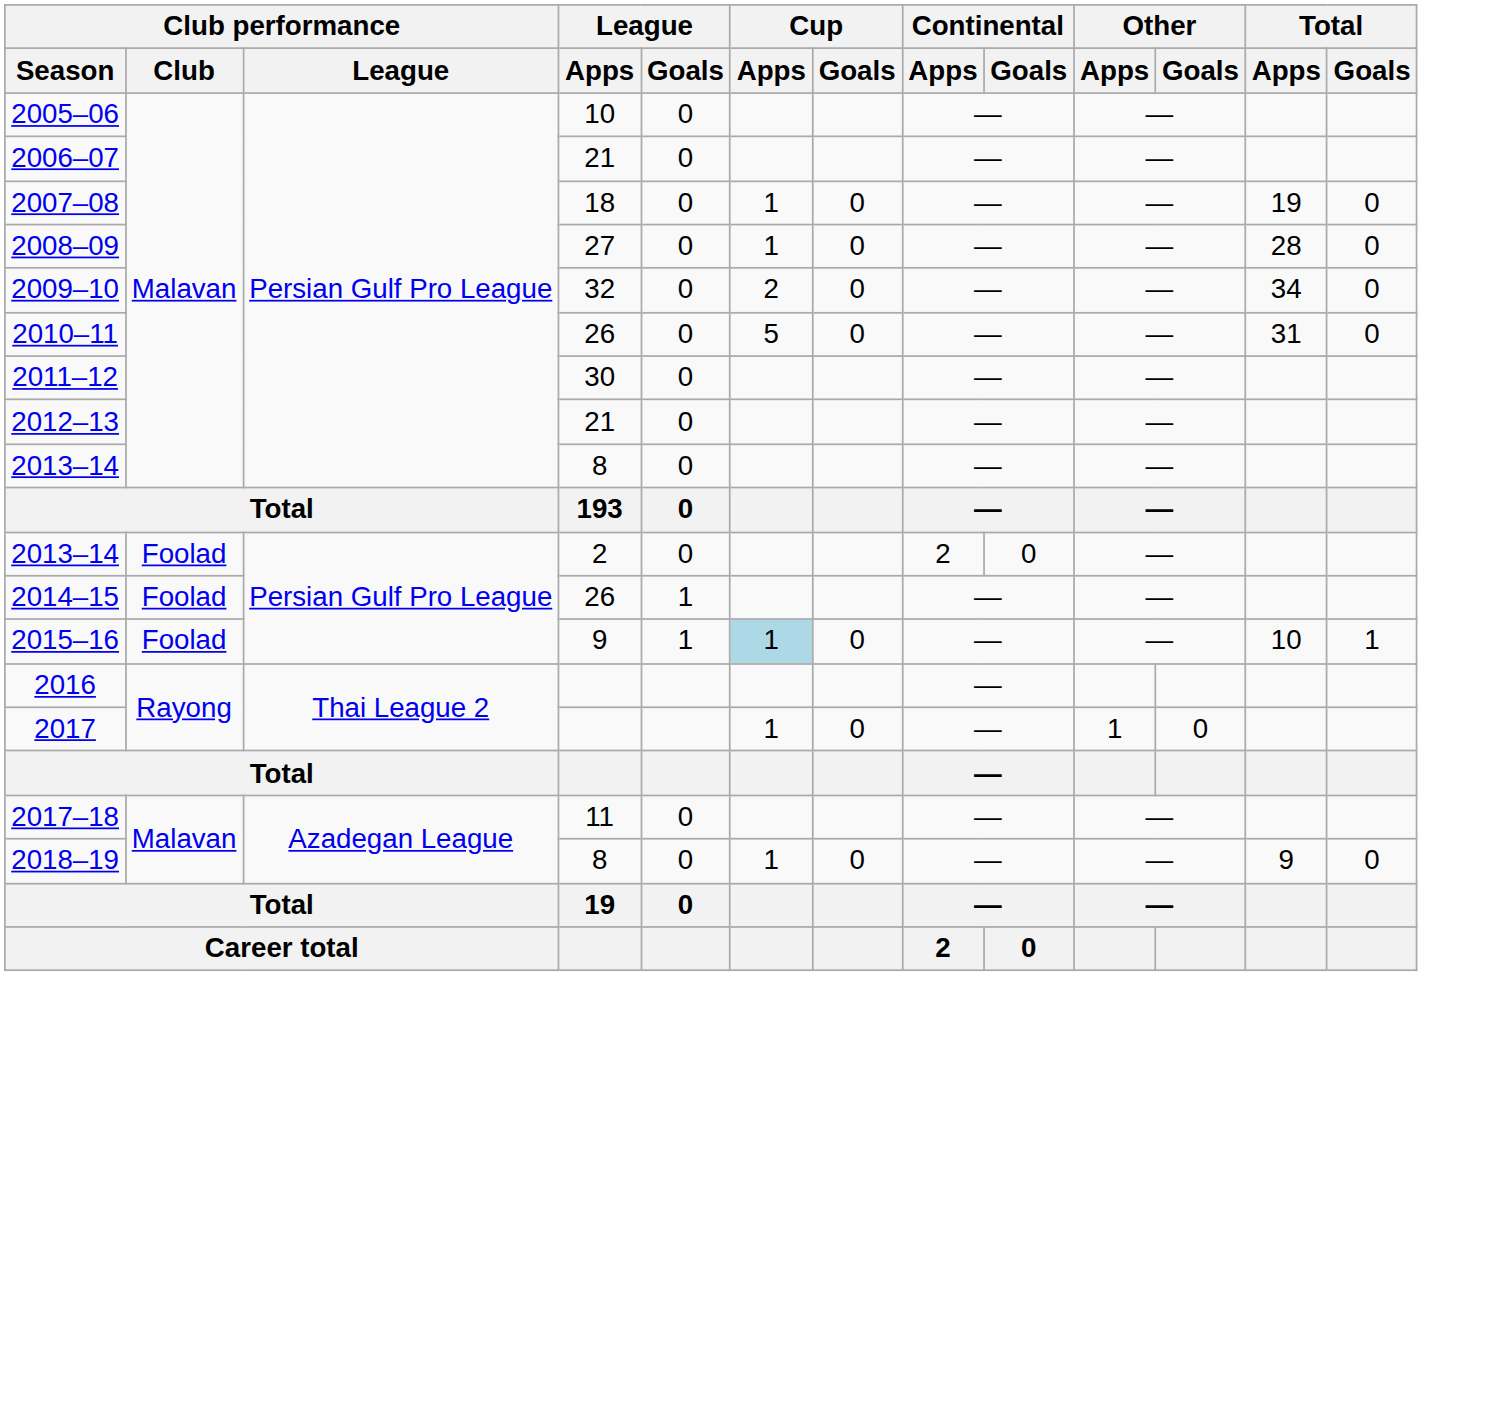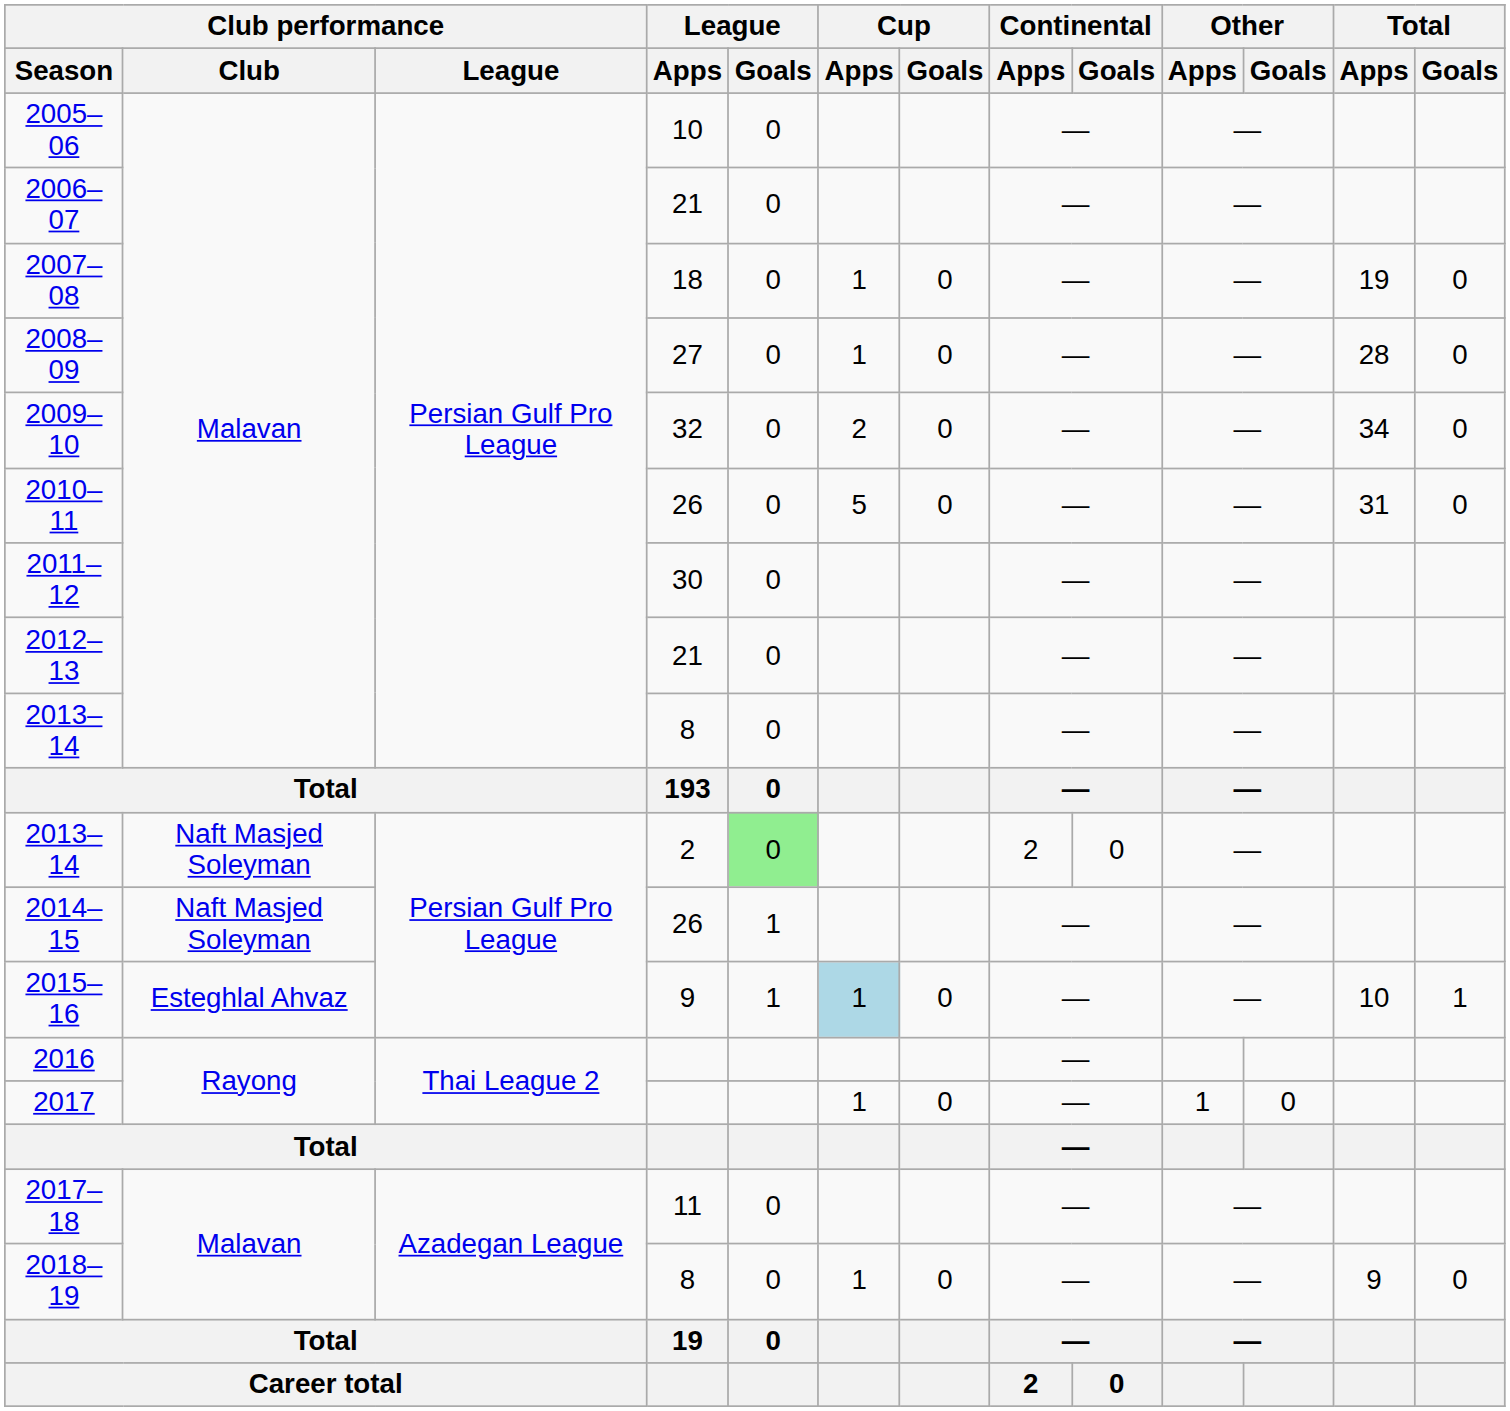(184, 553) Foolad -> (249, 849) Naft Masjed Soleyman
(685, 553) no background -> (773, 849) lightgreen background
(184, 597) Foolad -> (249, 924) Naft Masjed Soleyman
(184, 641) Foolad -> (249, 999) Esteghlal Ahvaz
